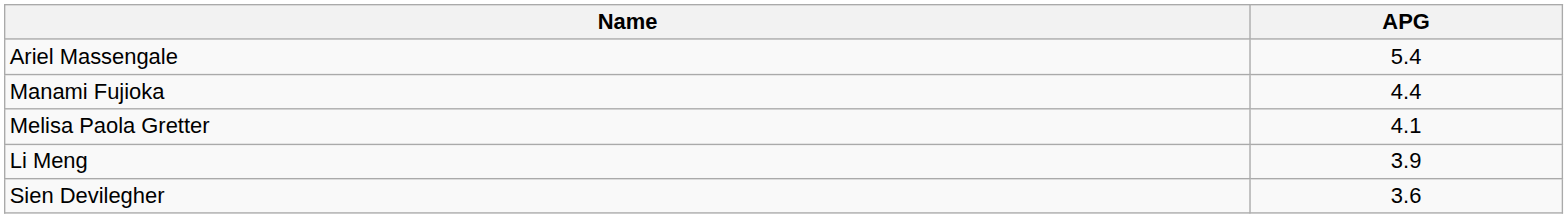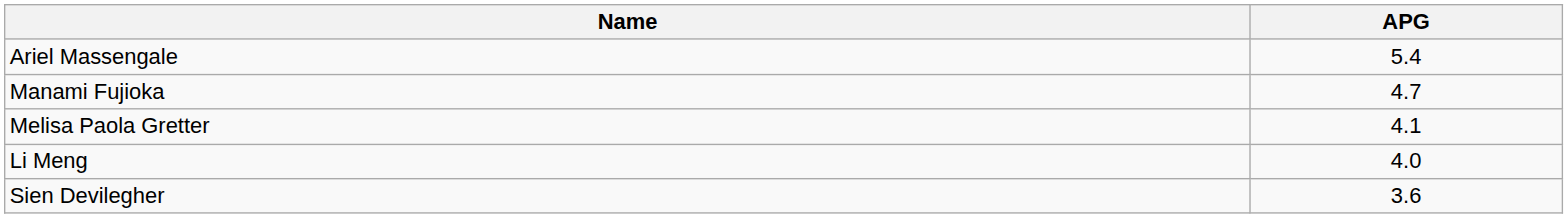(1406, 91) 4.4 -> (1406, 91) 4.7
(1406, 160) 3.9 -> (1406, 160) 4.0
